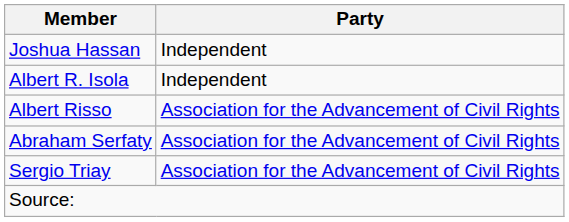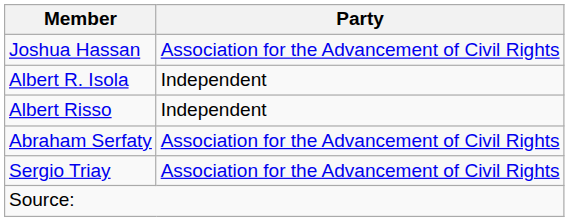(214, 49) Independent -> (360, 49) Association for the Advancement of Civil Rights
(360, 110) Association for the Advancement of Civil Rights -> (214, 110) Independent
